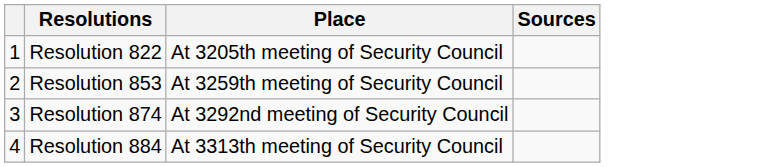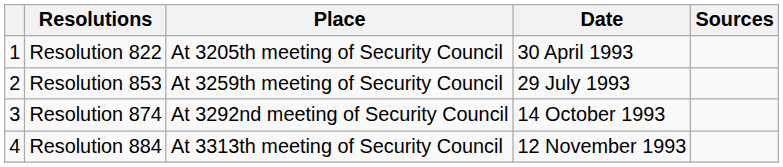+ column: (602, 20)
